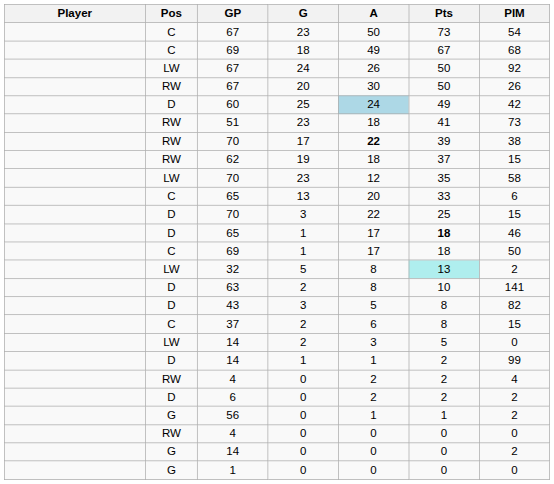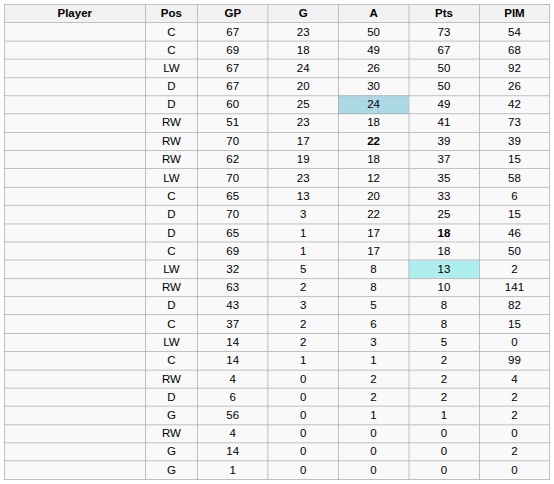(171, 86) RW -> (171, 86) D
(514, 141) 38 -> (514, 141) 39
(171, 287) D -> (171, 287) RW
(171, 360) D -> (171, 360) C
